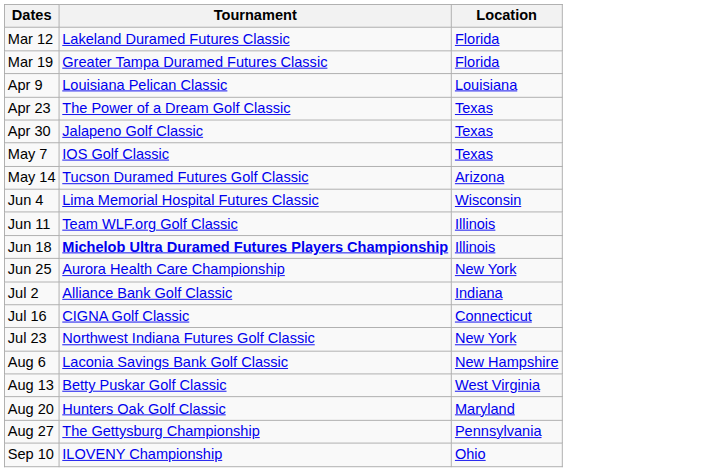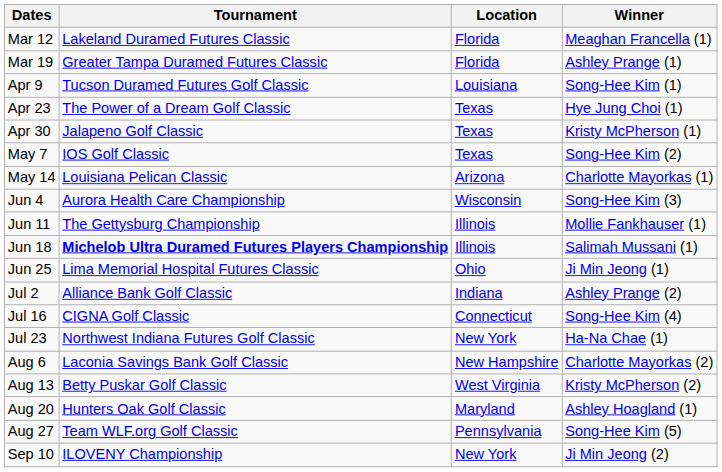+ column: (639, 16)
(145, 85) Louisiana Pelican Classic -> (185, 85) Tucson Duramed Futures Golf Classic
(185, 177) Tucson Duramed Futures Golf Classic -> (145, 177) Louisiana Pelican Classic
(191, 200) Lima Memorial Hospital Futures Classic -> (174, 200) Aurora Health Care Championship
(150, 223) Team WLF.org Golf Classic -> (161, 223) The Gettysburg Championship
(174, 270) Aurora Health Care Championship -> (191, 270) Lima Memorial Hospital Futures Classic
(486, 270) New York -> (470, 270) Ohio
(161, 431) The Gettysburg Championship -> (150, 431) Team WLF.org Golf Classic
(470, 454) Ohio -> (486, 454) New York
